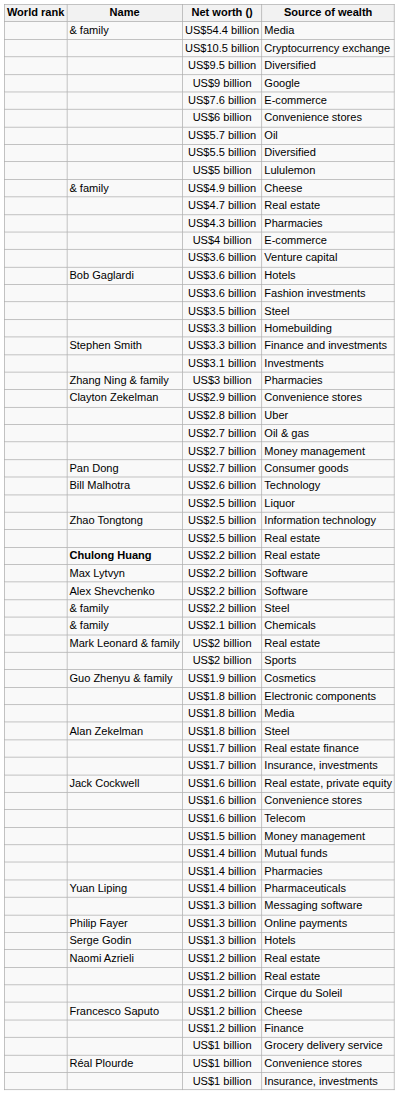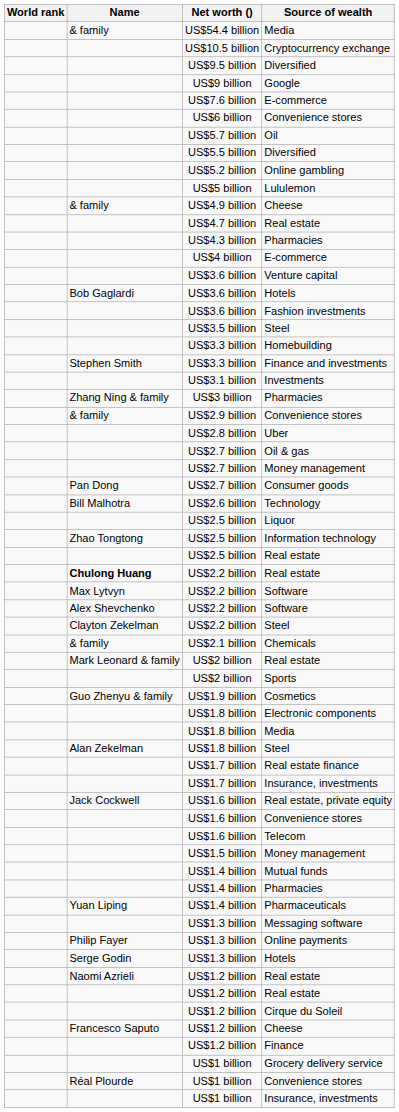+ row: (222, 170)
(114, 398) Clayton Zekelman -> (89, 415) & family
(89, 608) & family -> (114, 626) Clayton Zekelman
